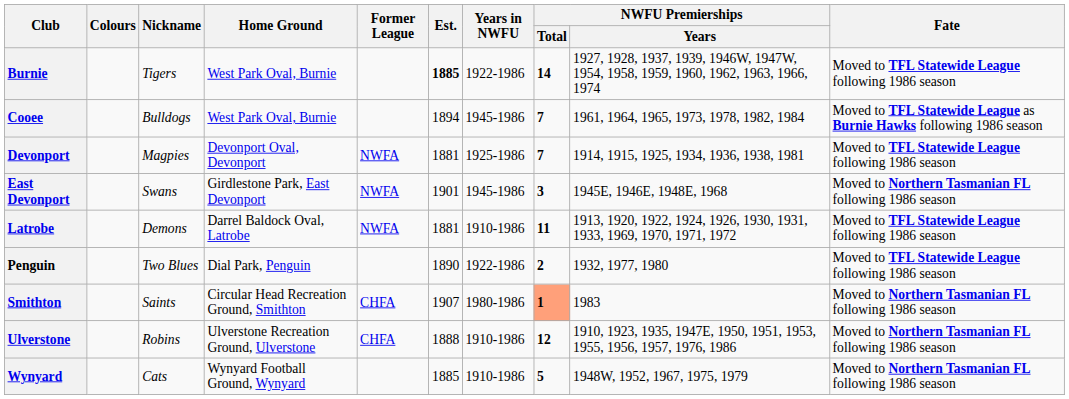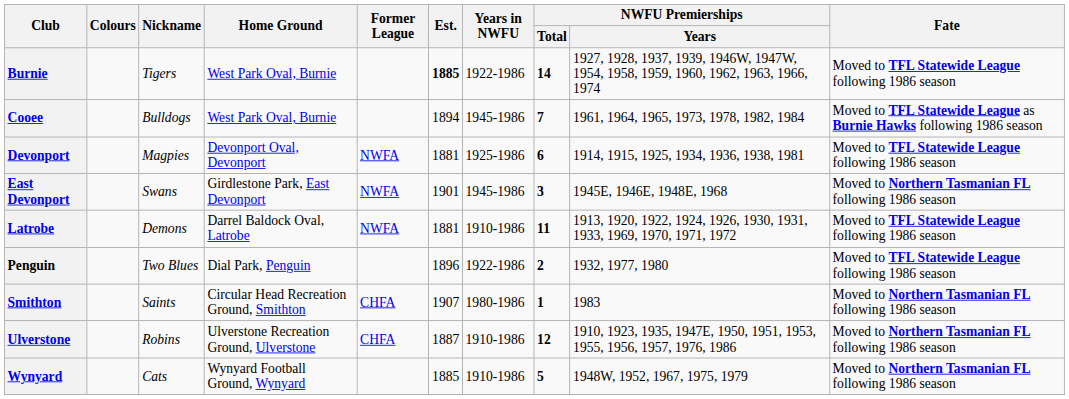(540, 155) 7 -> (540, 155) 6
(446, 265) 1890 -> (446, 265) 1896
(540, 302) lightsalmon background -> (540, 302) no background
(446, 339) 1888 -> (446, 339) 1887
